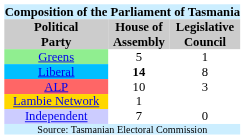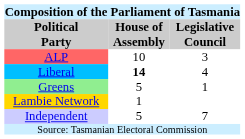rows swapped: (56, 86) <-> (56, 56)
(205, 71) 8 -> (205, 71) 4
(139, 116) 7 -> (139, 116) 5
(205, 116) 0 -> (205, 116) 7
